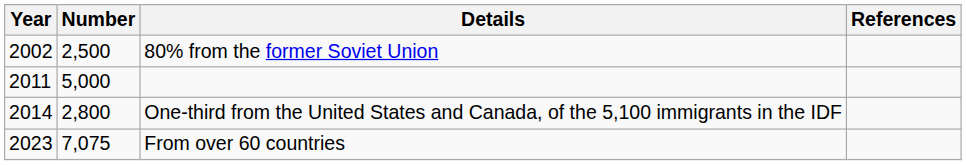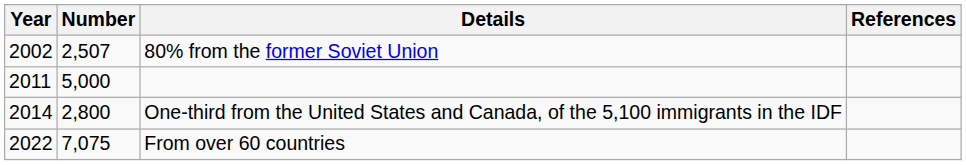(86, 50) 2,500 -> (86, 50) 2,507
(31, 143) 2023 -> (31, 143) 2022
